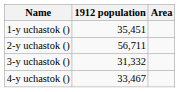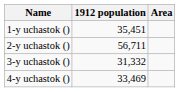(132, 78) 33,467 -> (132, 78) 33,469
